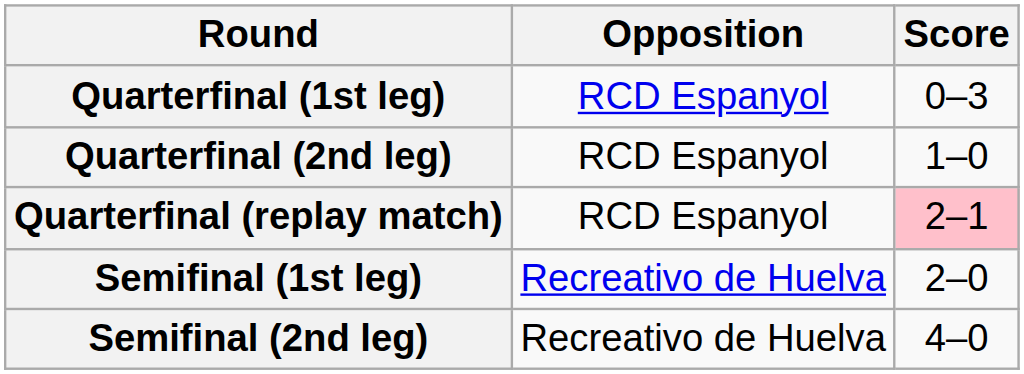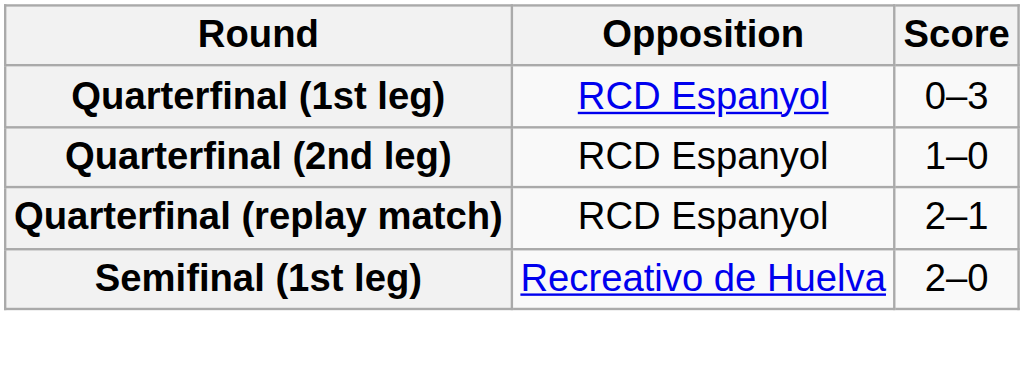(957, 217) pink background -> (957, 217) no background
- row: (258, 338)
